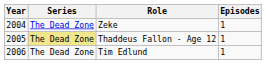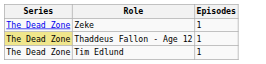- column: (16, 11)
